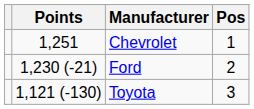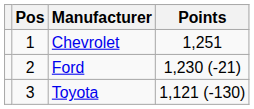columns swapped: (231, 17) <-> (59, 17)
